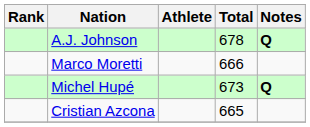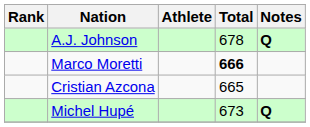(231, 64) normal -> (231, 64) bold
rows swapped: (93, 87) <-> (103, 111)
